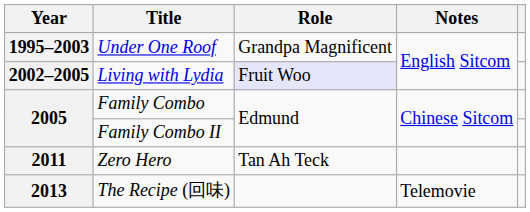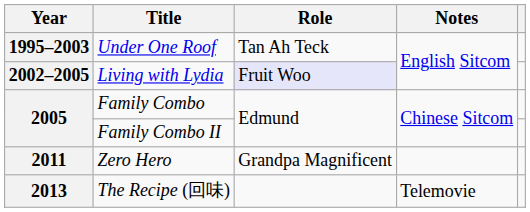(315, 47) Grandpa Magnificent -> (284, 47) Tan Ah Teck
(284, 160) Tan Ah Teck -> (315, 160) Grandpa Magnificent
